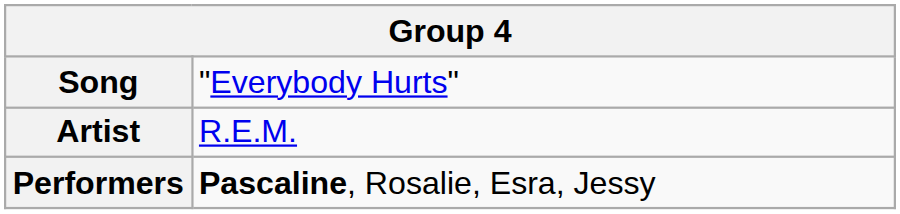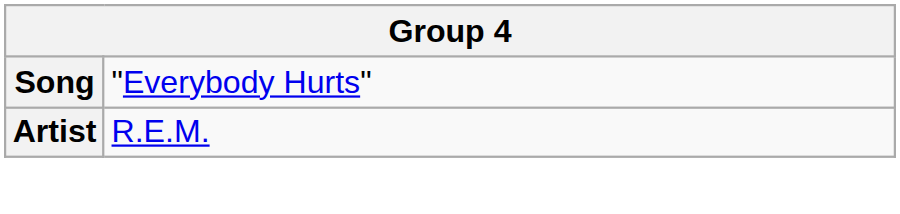- row: (98, 183)
